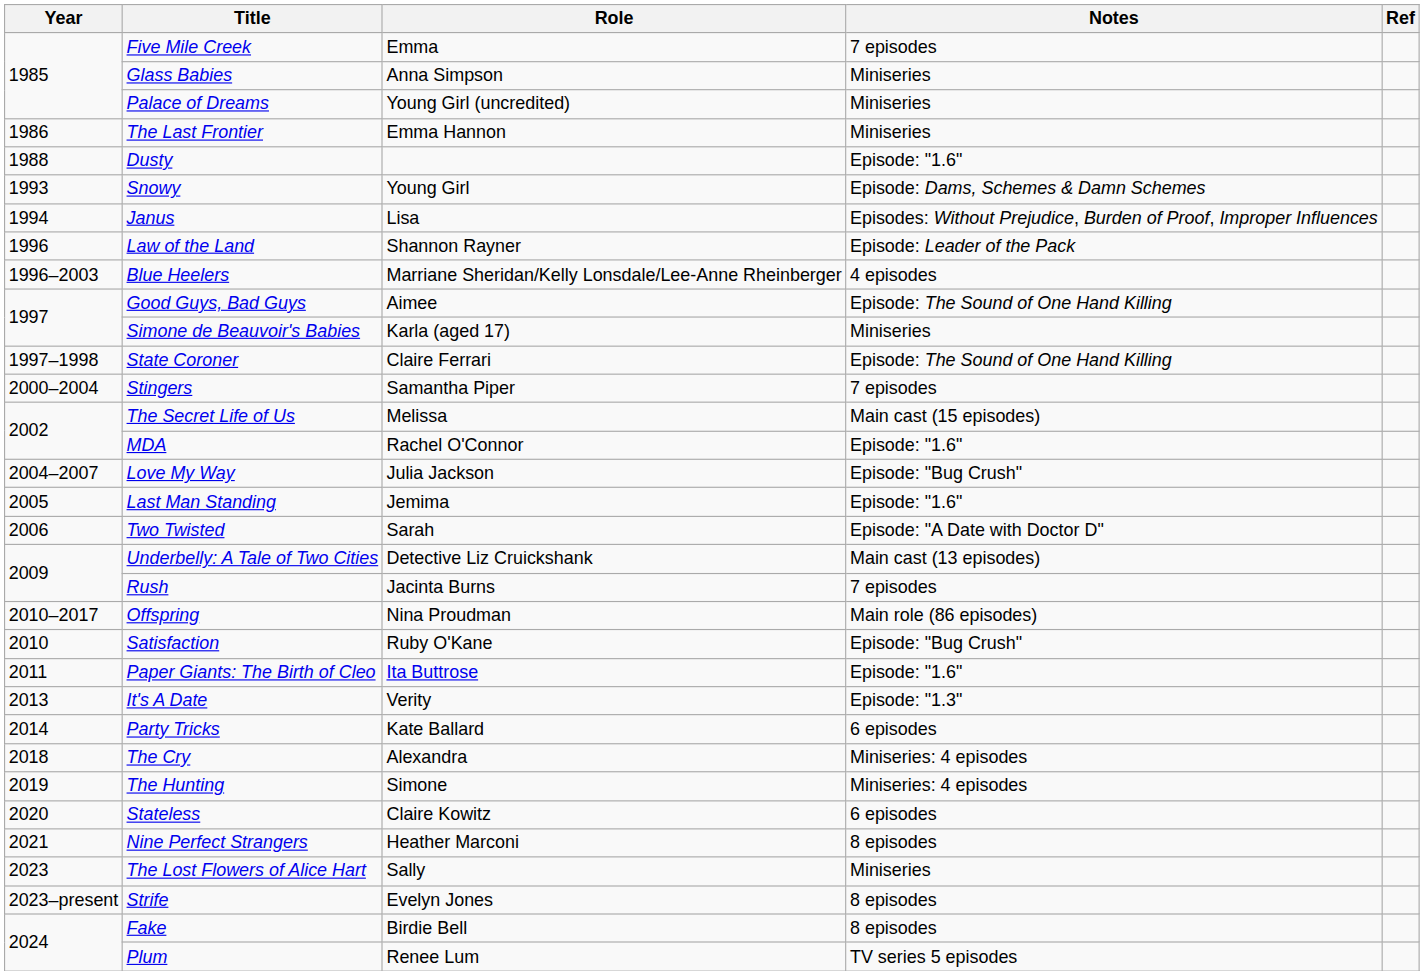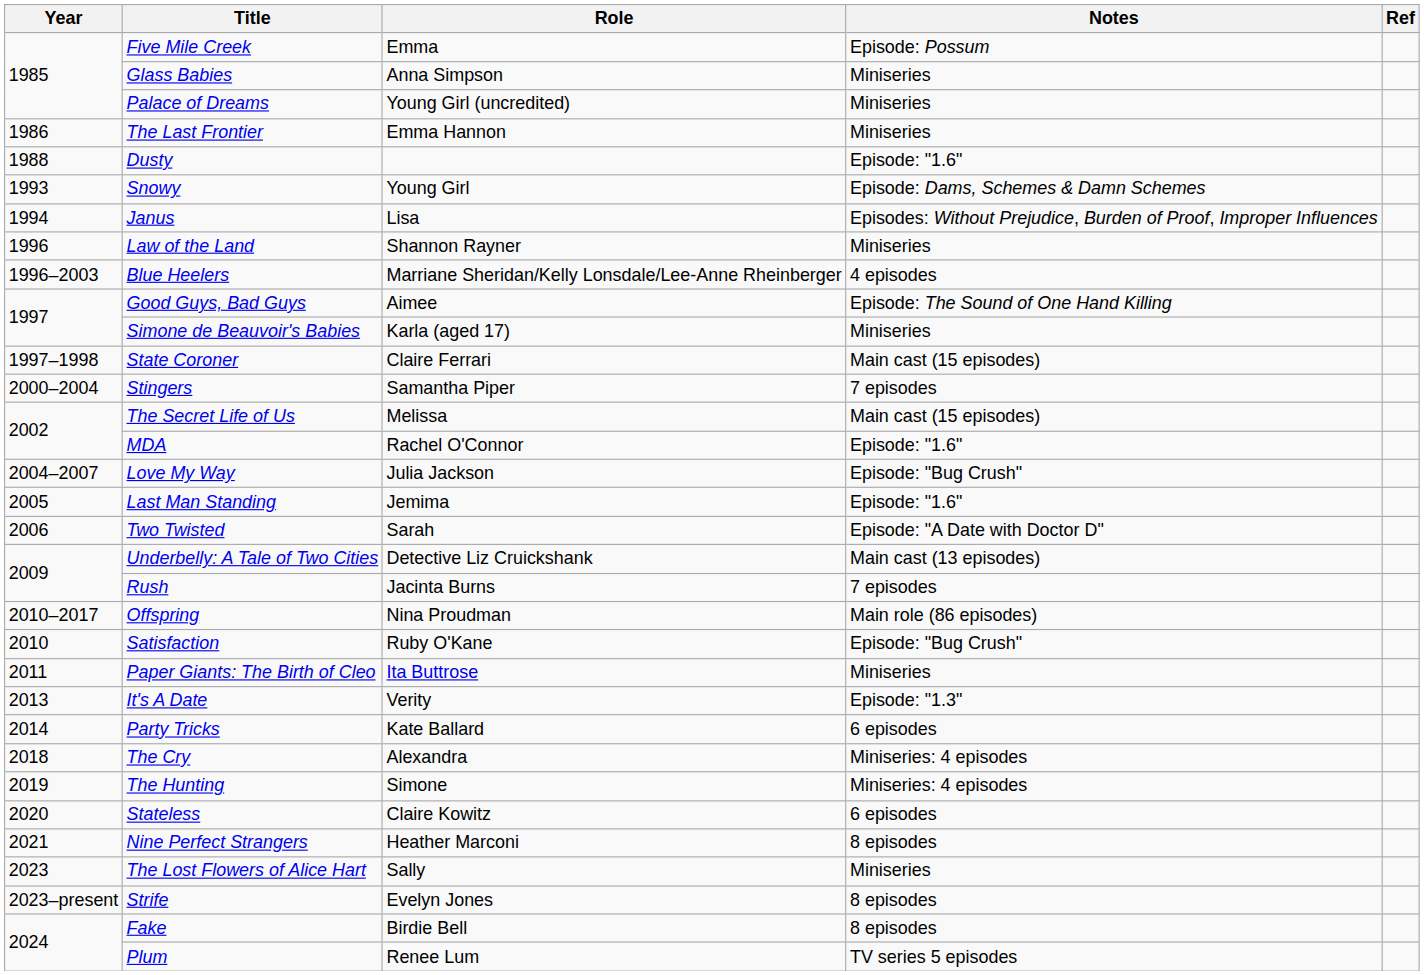(893, 47) 7 episodes -> (920, 47) Episode: Possum
(963, 246) Episode: Leader of the Pack -> (890, 246) Miniseries
(1011, 359) Episode: The Sound of One Hand Killing -> (945, 359) Main cast (15 episodes)
(906, 672) Episode: "1.6" -> (890, 672) Miniseries
